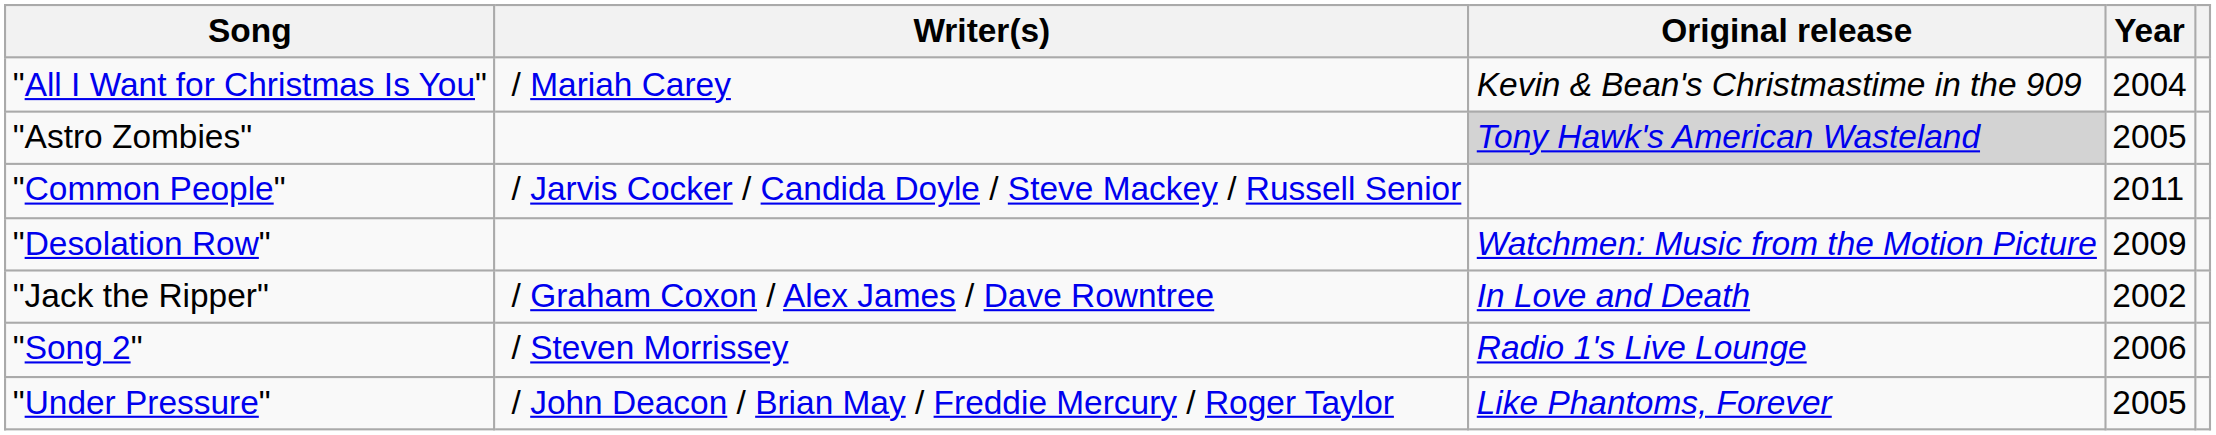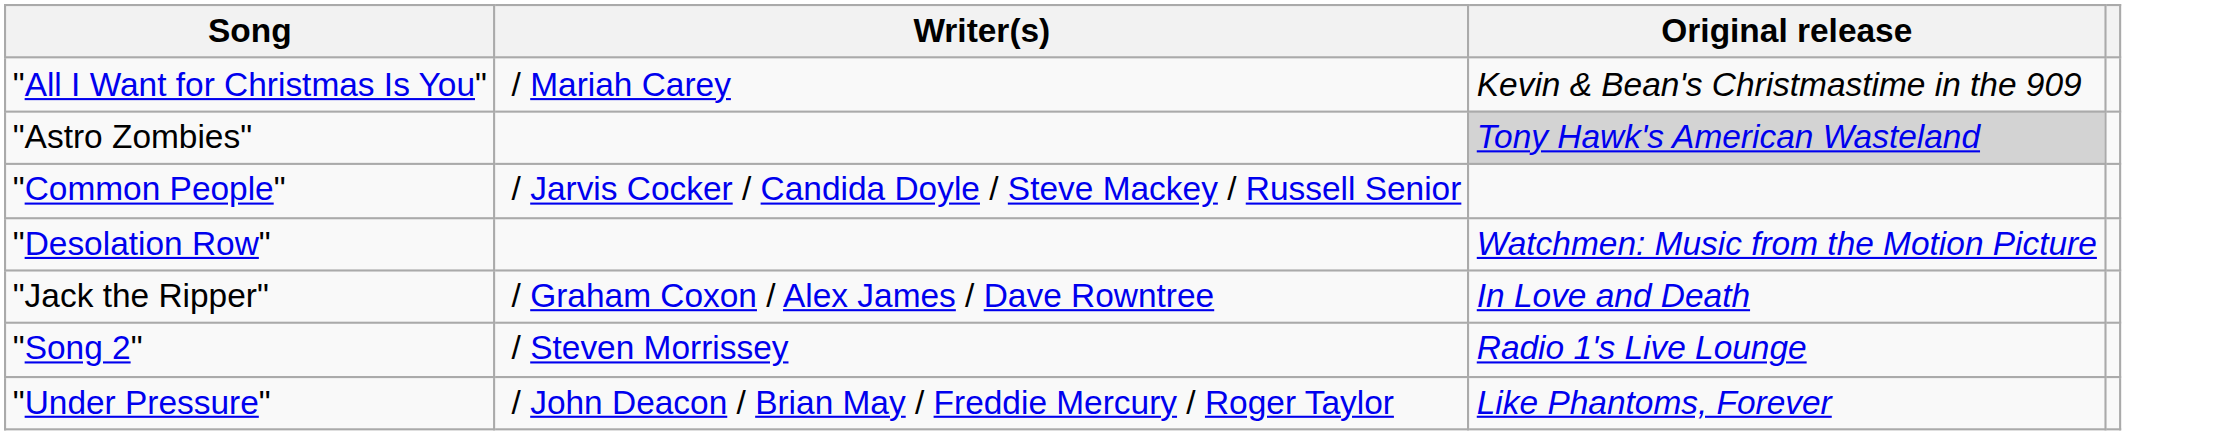- column: (2149, 31)
